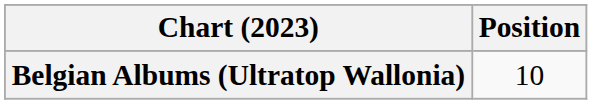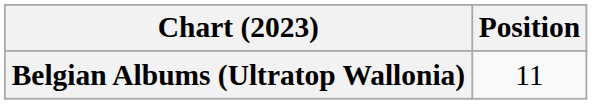(529, 74) 10 -> (529, 74) 11
